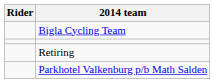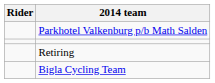rows swapped: (82, 30) <-> (123, 69)
